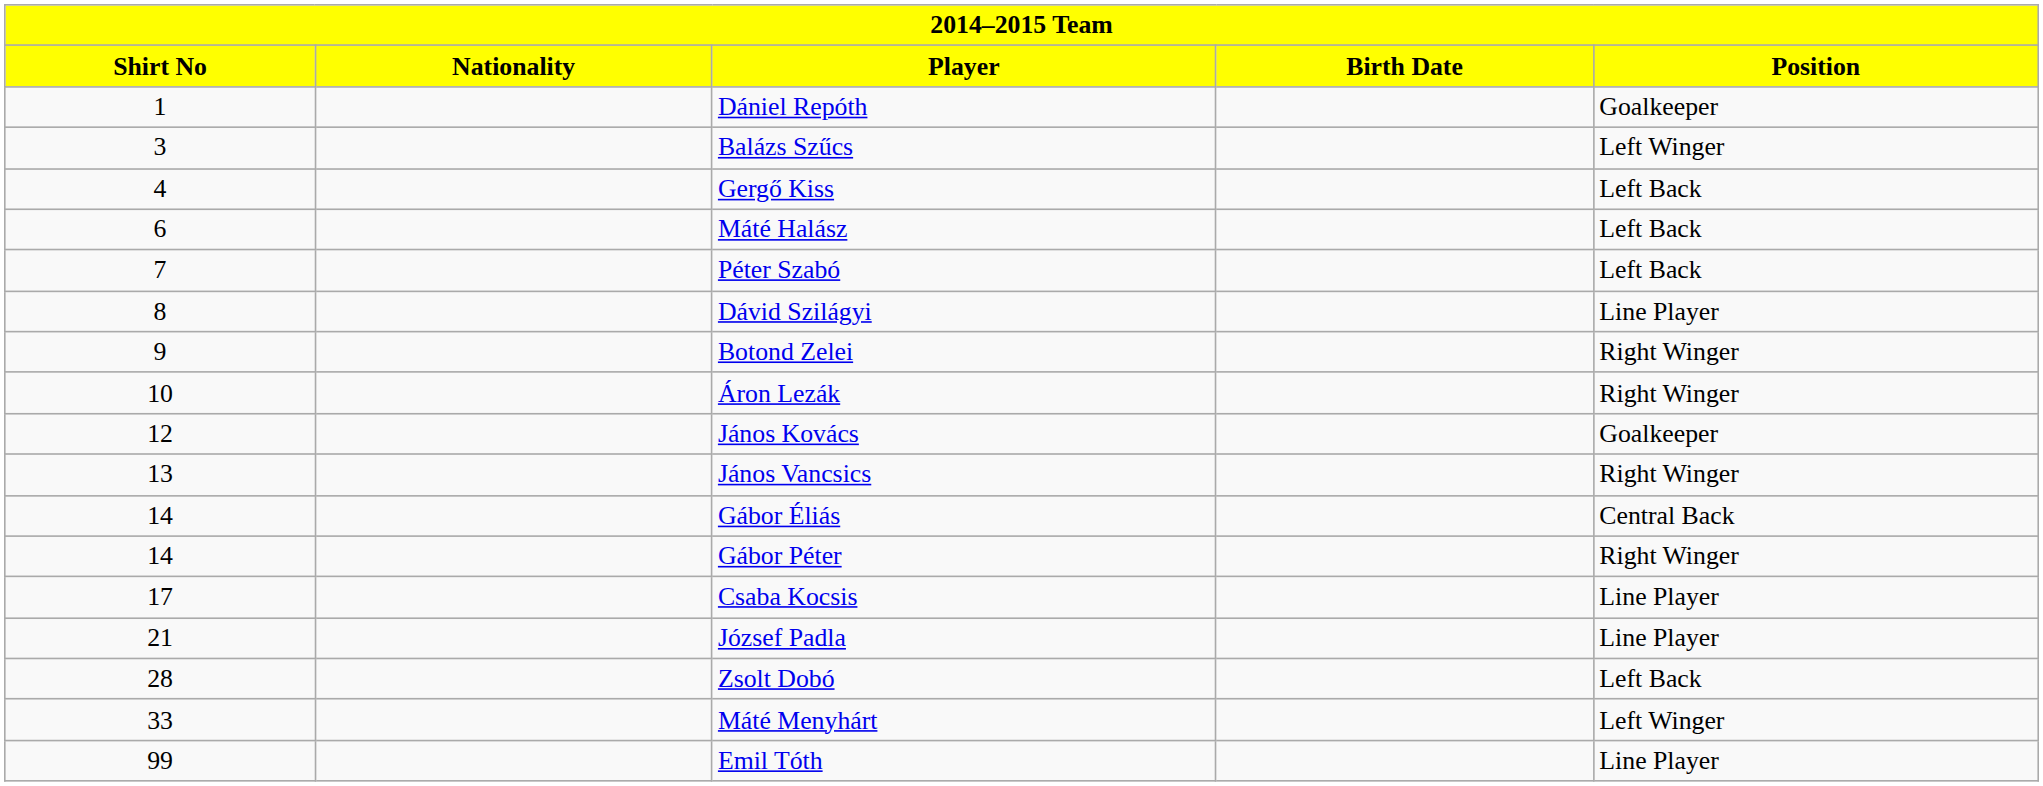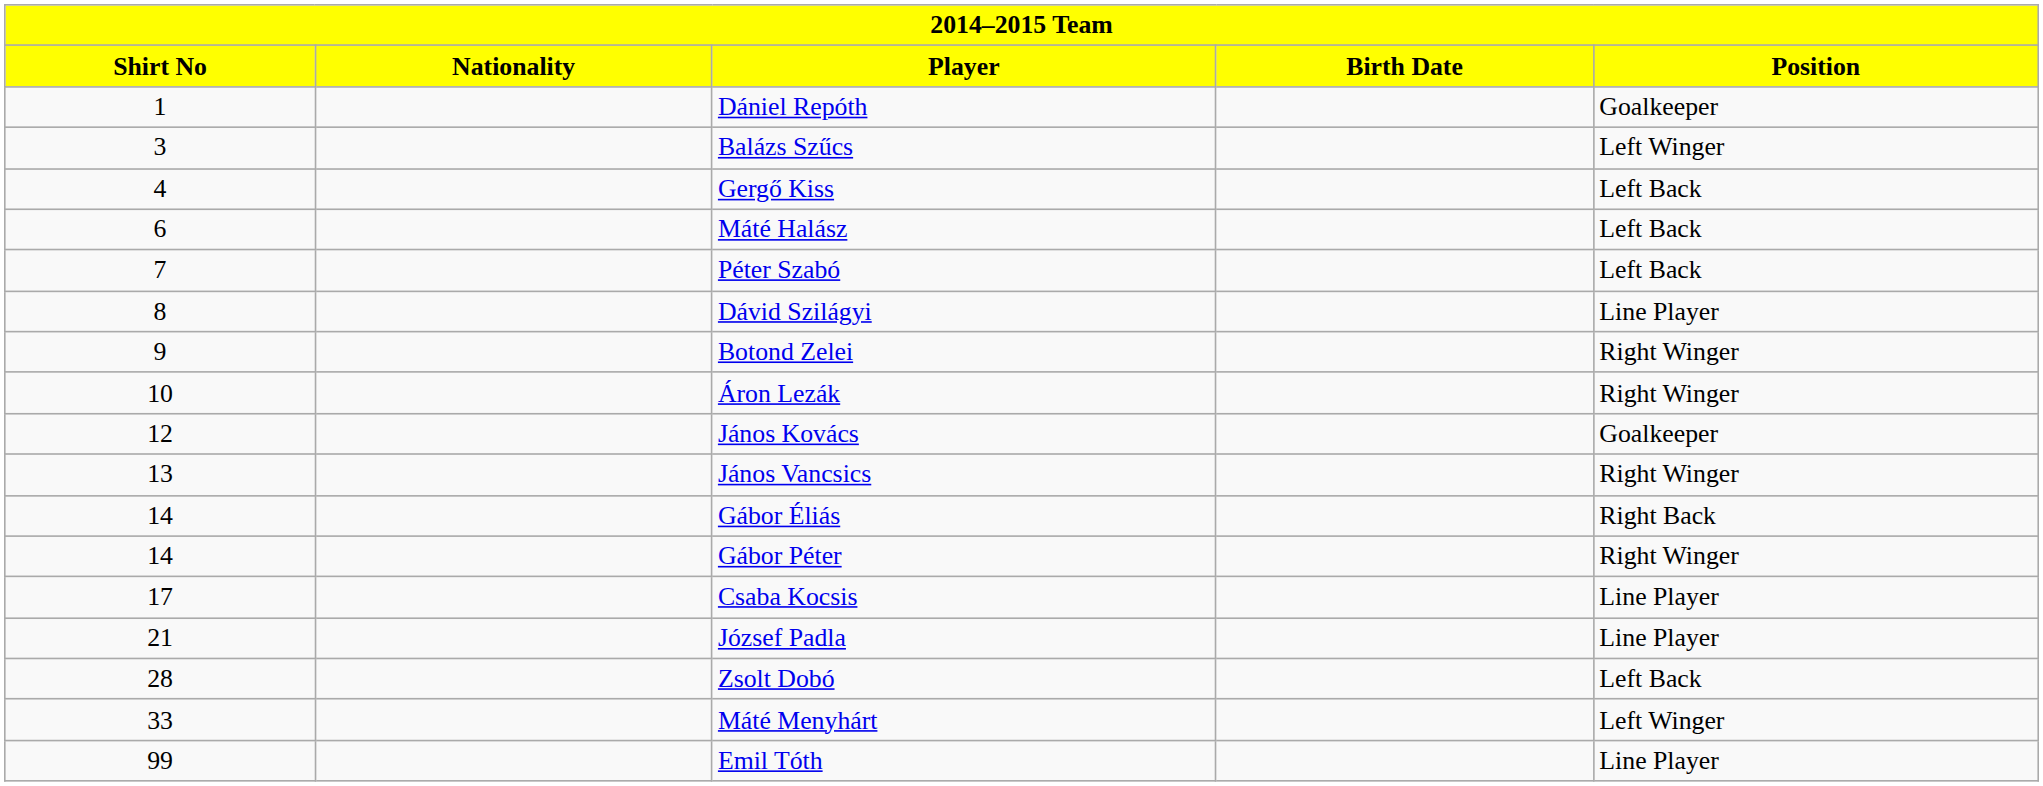(1667, 515) Central Back -> (1658, 515) Right Back
